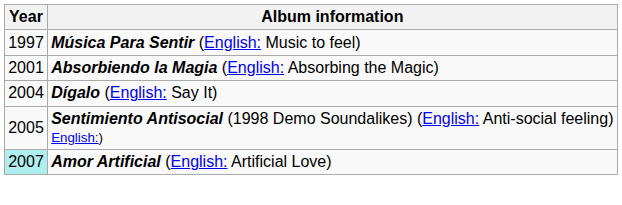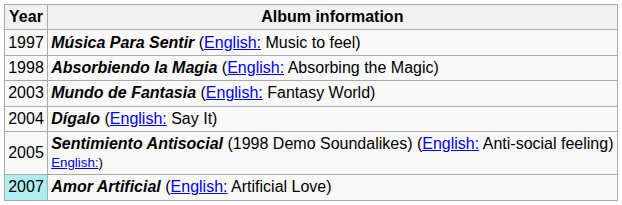(26, 67) 2001 -> (26, 67) 1998
+ row: (213, 93)
